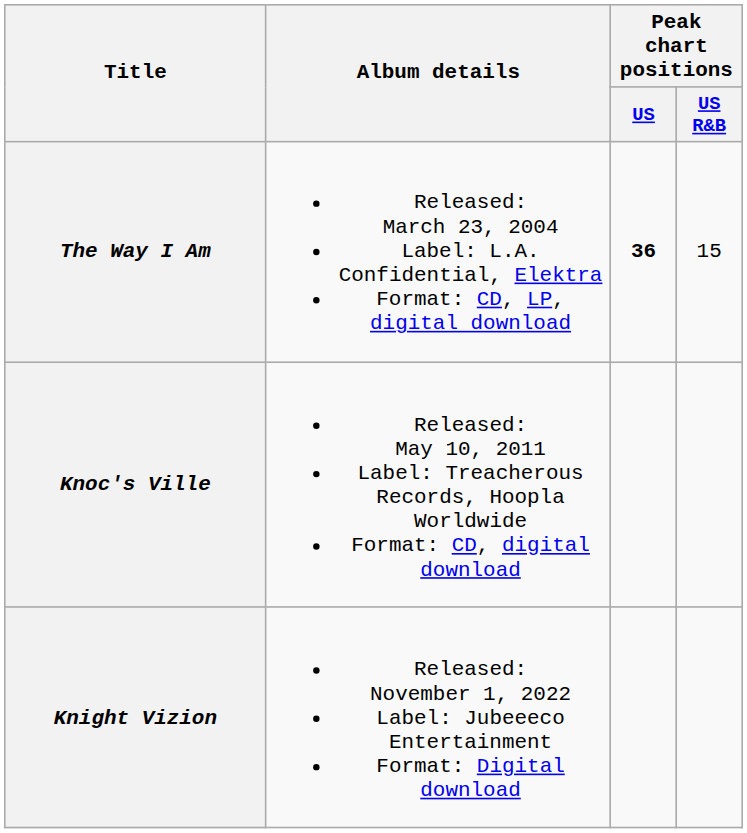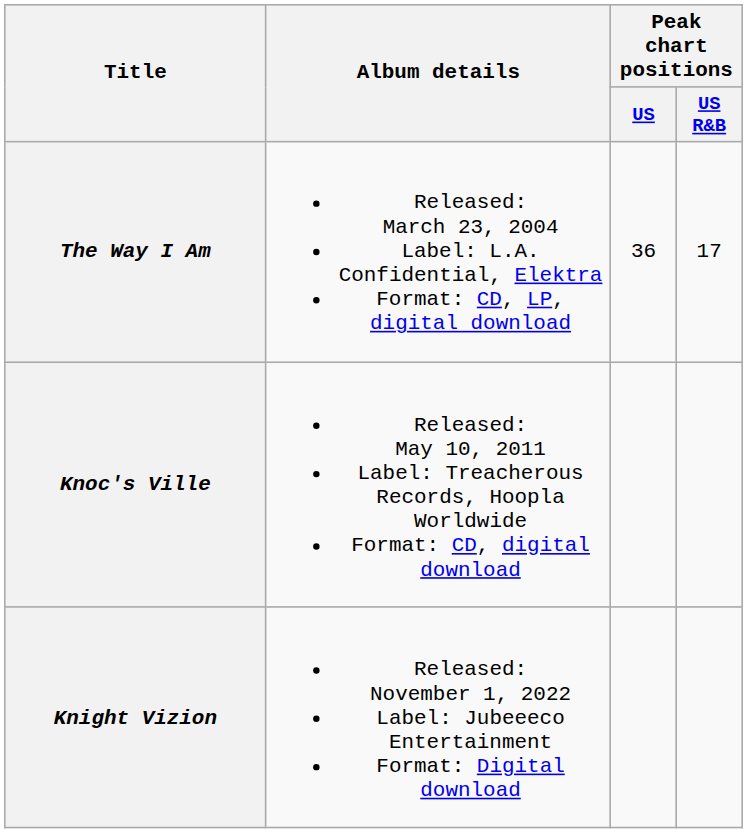(644, 252) bold -> (644, 252) normal
(709, 252) 15 -> (709, 252) 17
